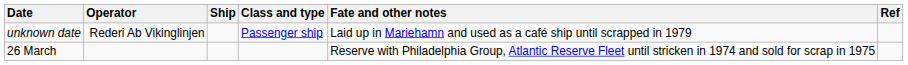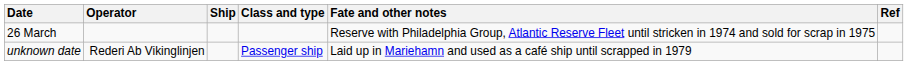rows swapped: (32, 51) <-> (44, 32)
